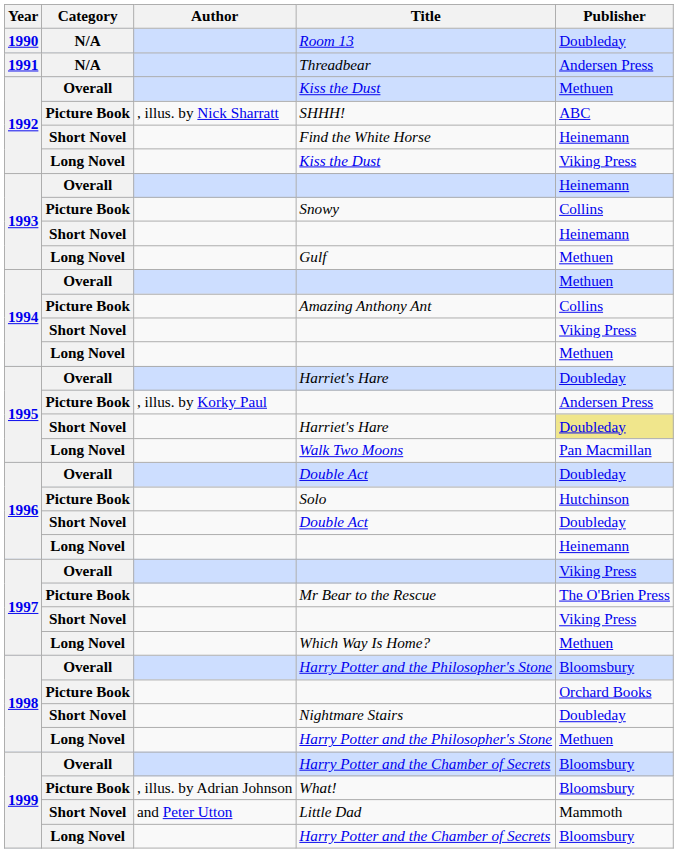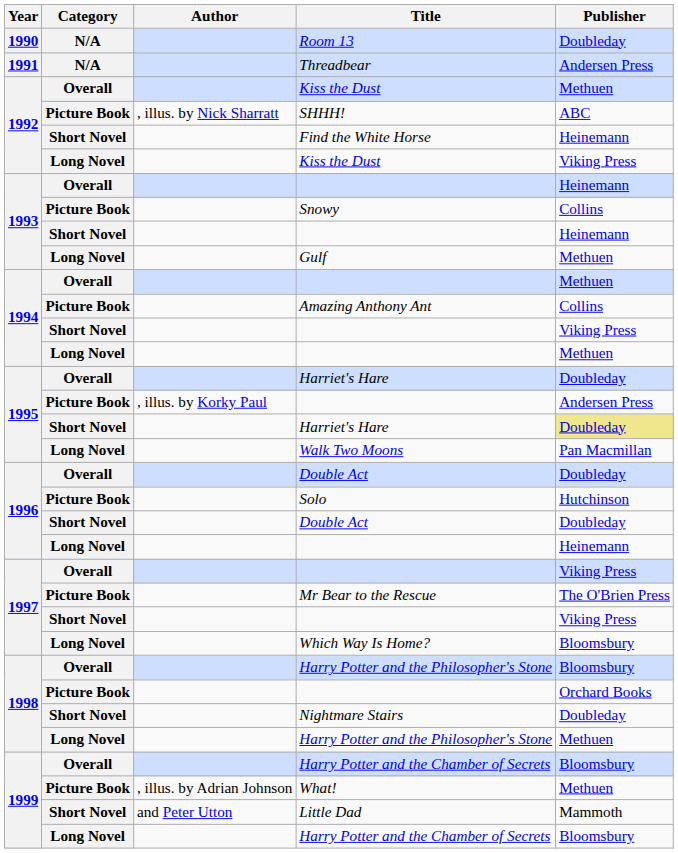(586, 643) Methuen -> (597, 643) Bloomsbury
(597, 787) Bloomsbury -> (586, 787) Methuen
